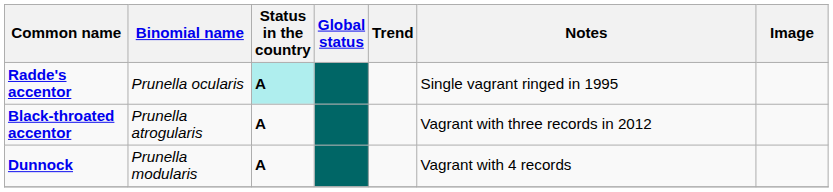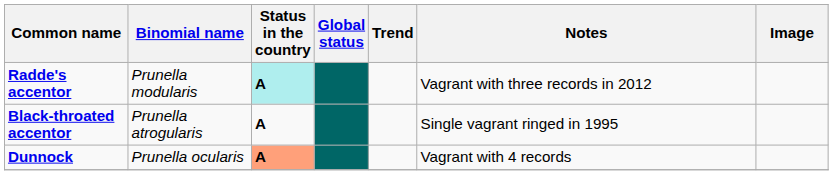(188, 83) Prunella ocularis -> (164, 83) Prunella modularis
(519, 83) Single vagrant ringed in 1995 -> (536, 83) Vagrant with three records in 2012
(536, 124) Vagrant with three records in 2012 -> (519, 124) Single vagrant ringed in 1995
(164, 165) Prunella modularis -> (188, 157) Prunella ocularis
(261, 165) no background -> (261, 157) lightsalmon background
